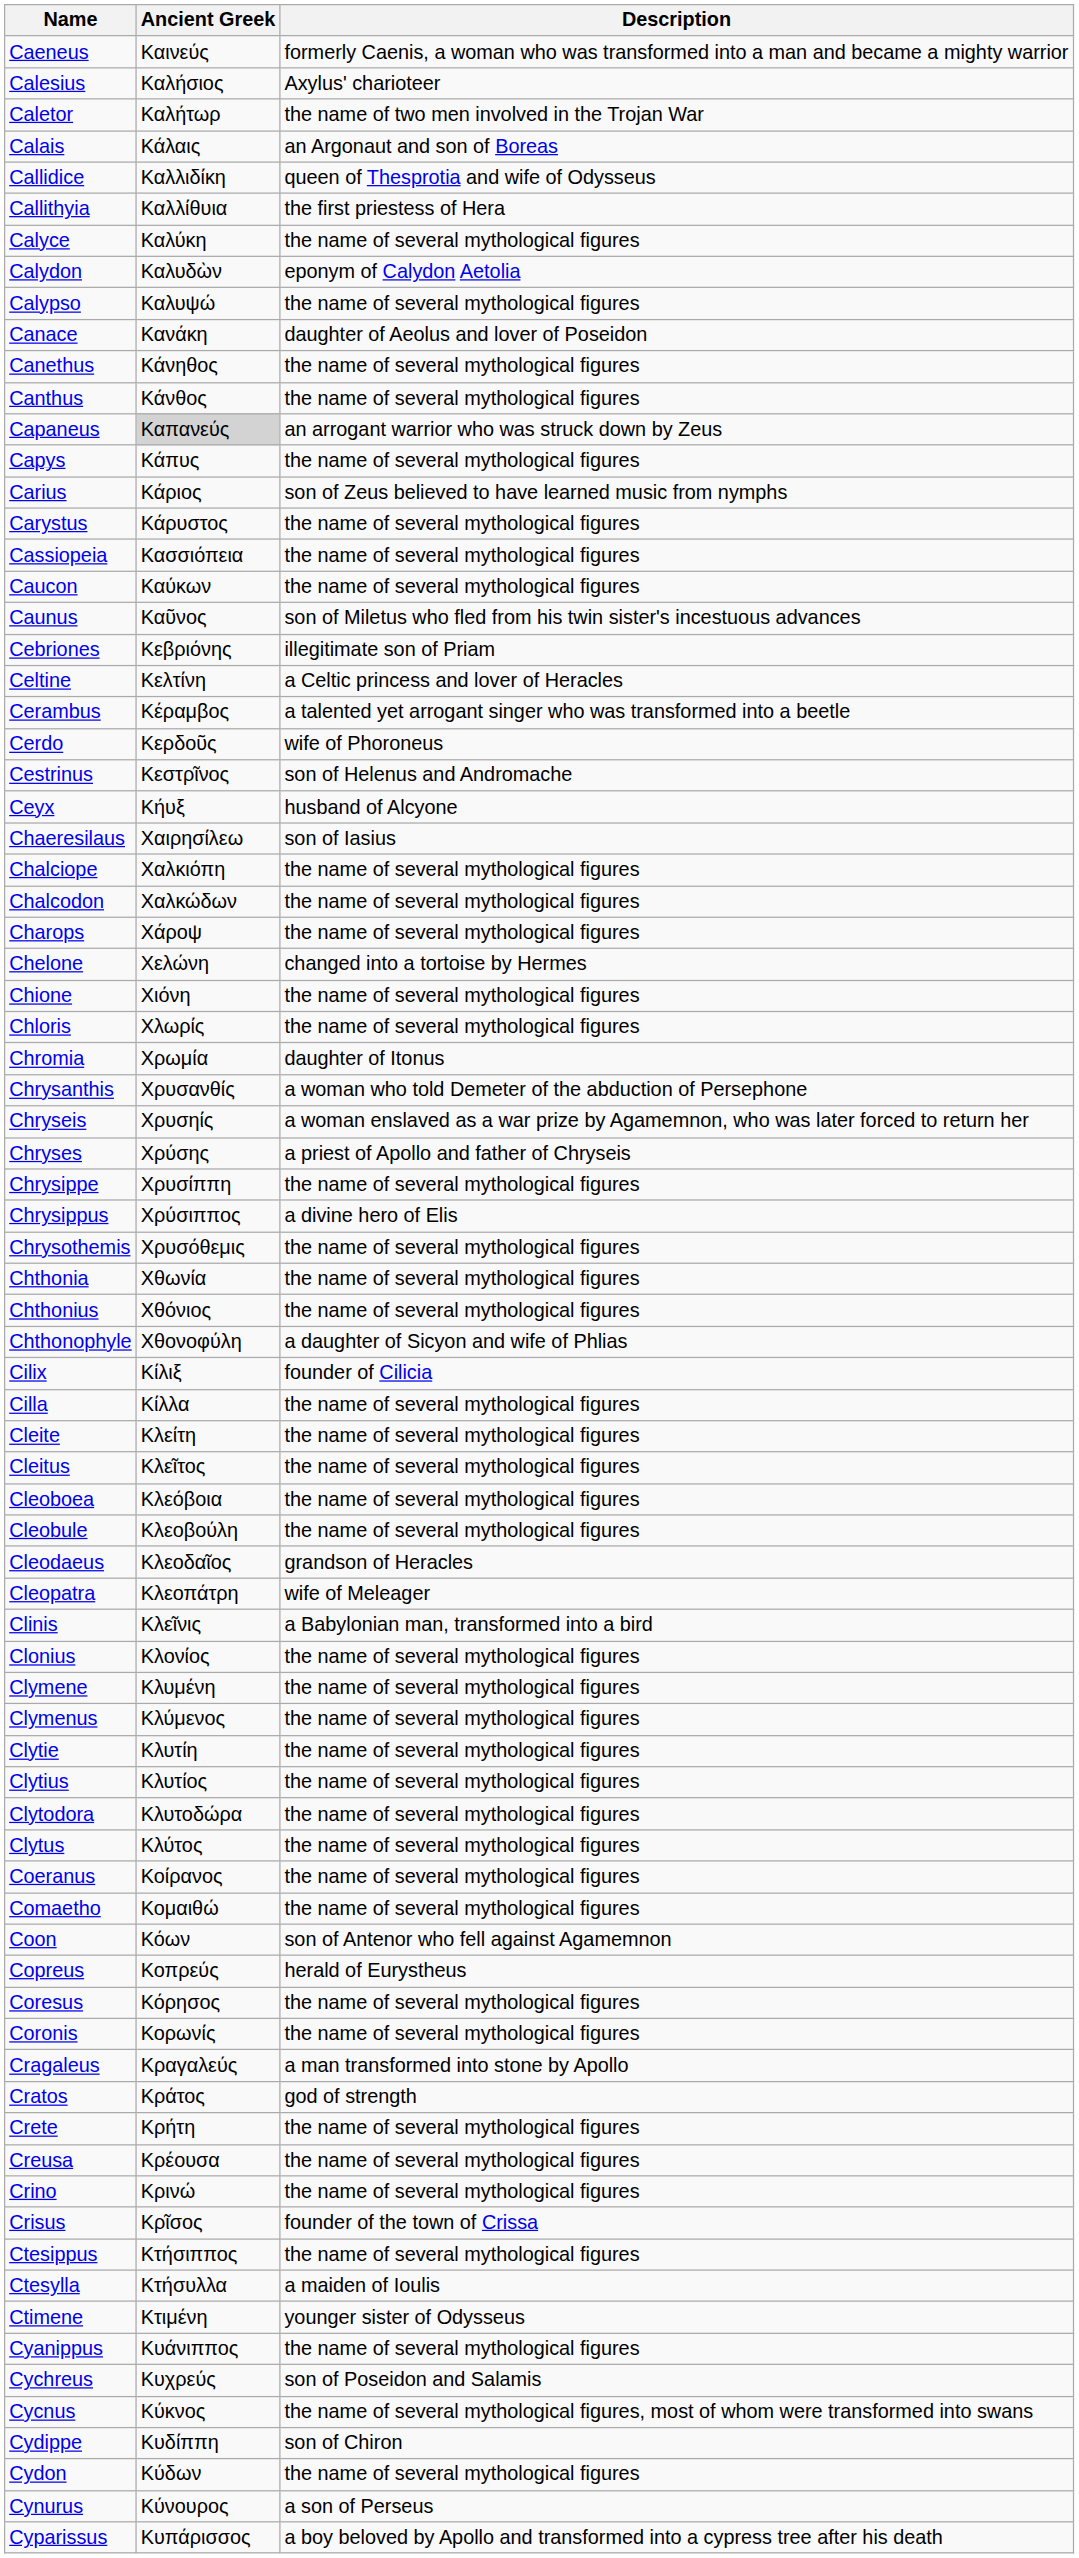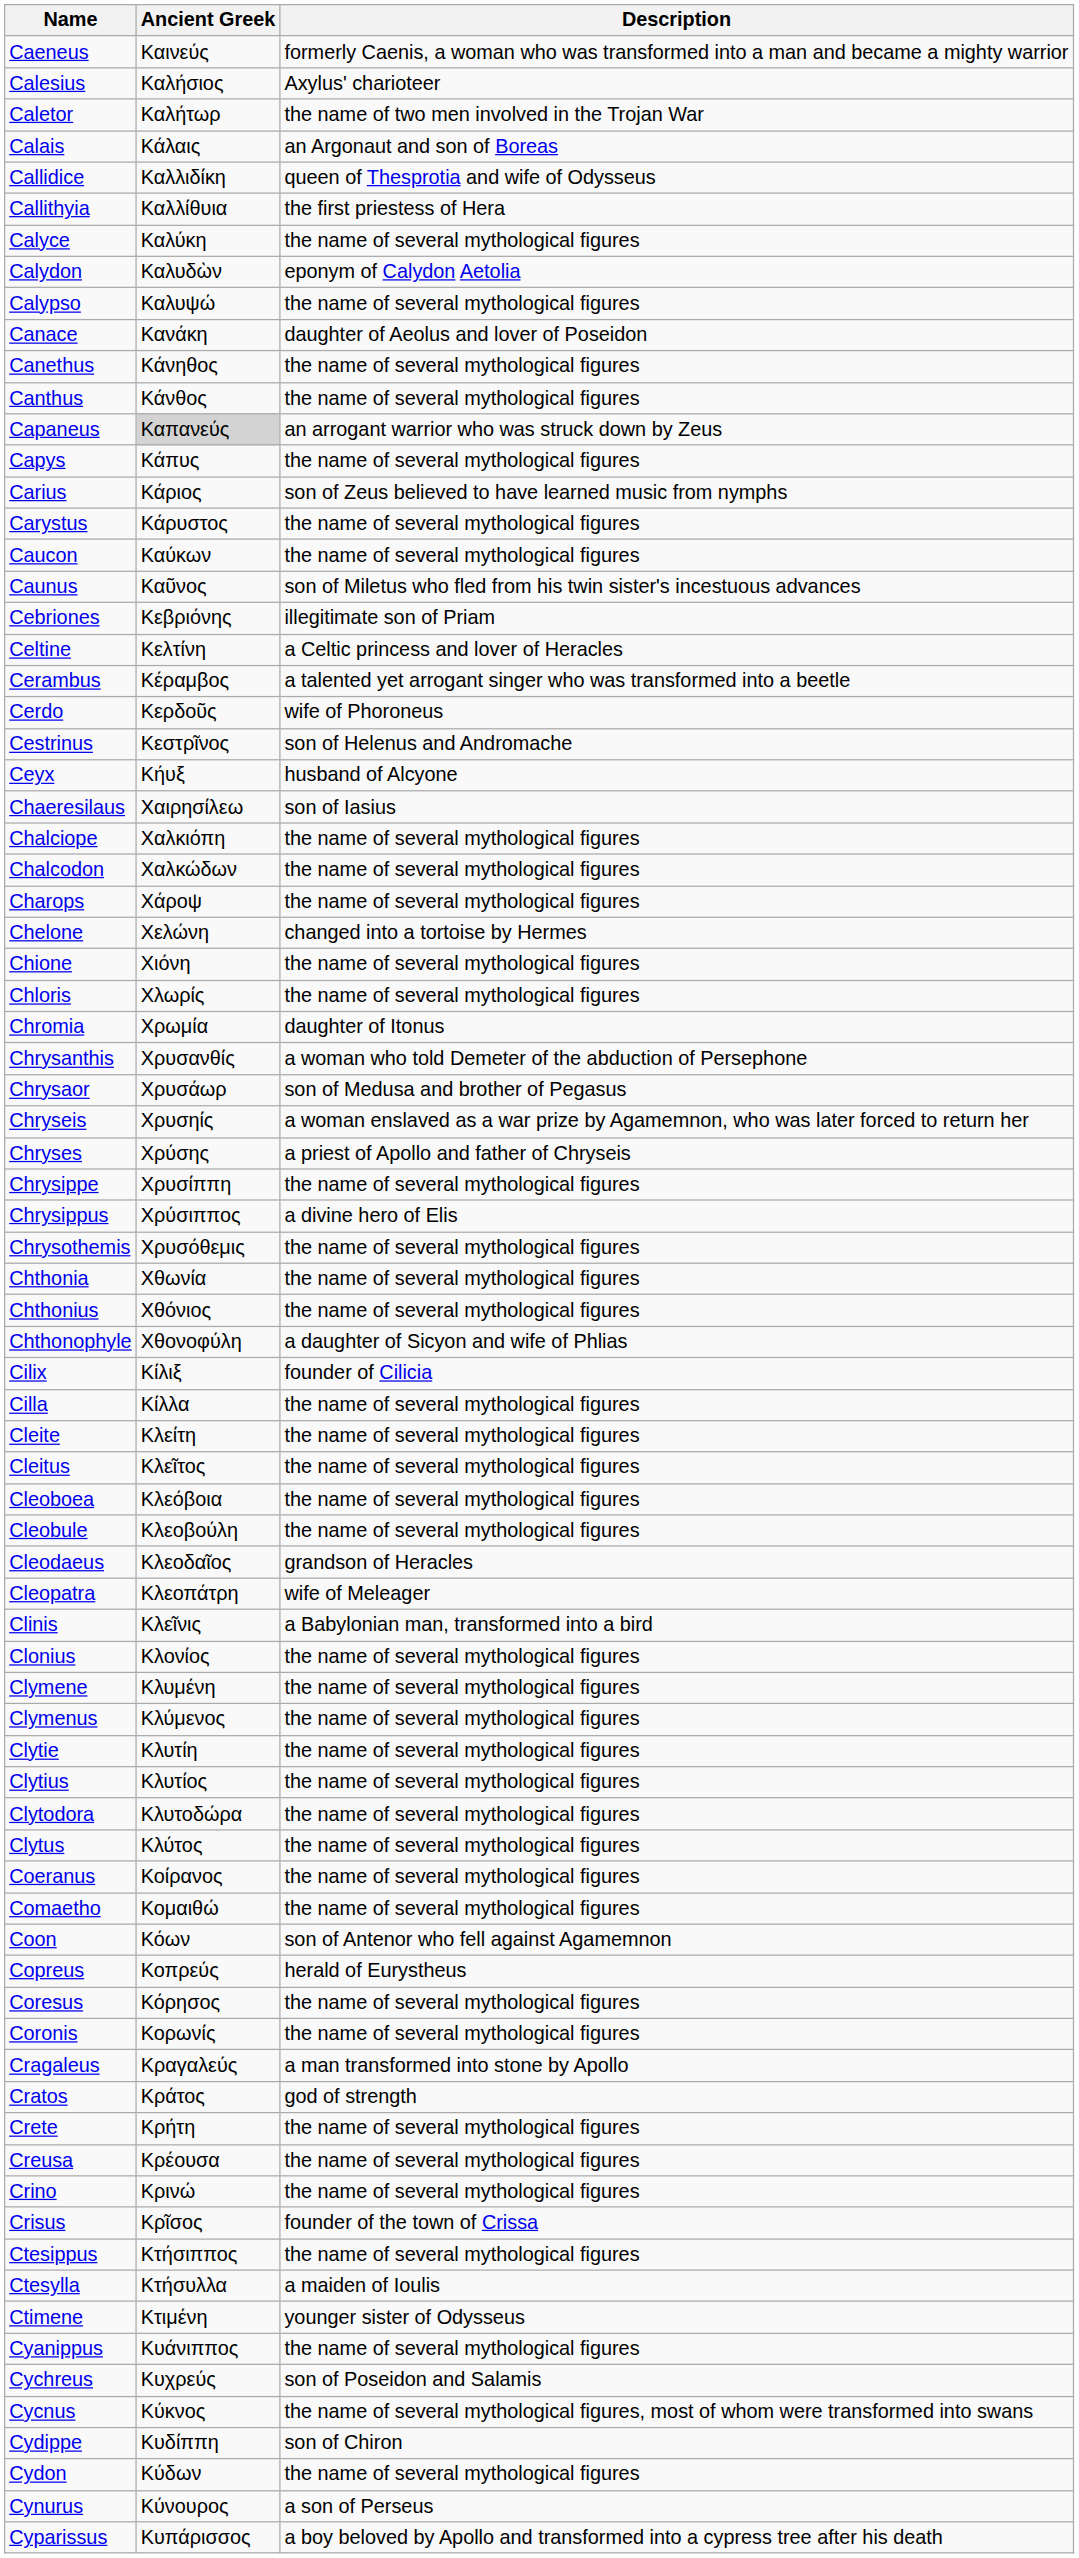- row: (58, 555)
+ row: (49, 1090)
